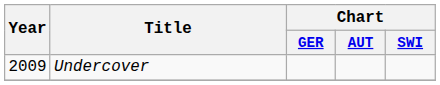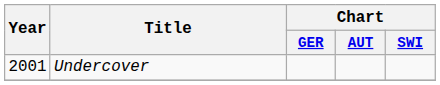(27, 67) 2009 -> (27, 67) 2001
